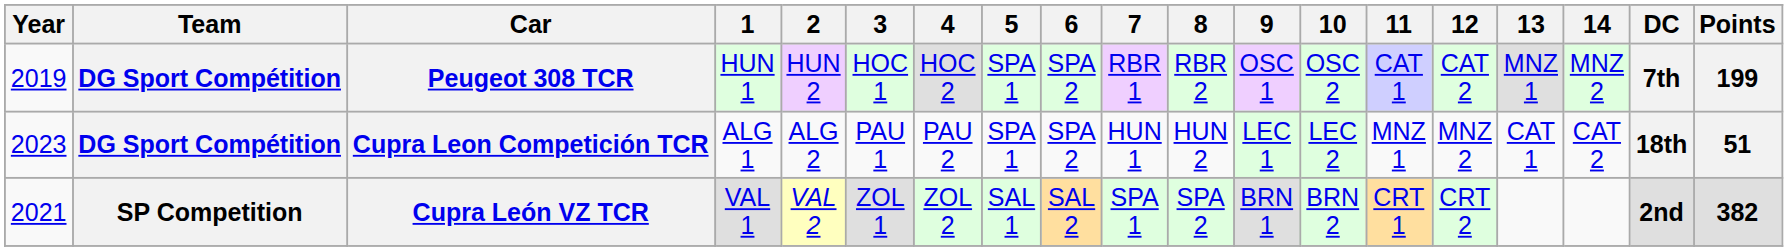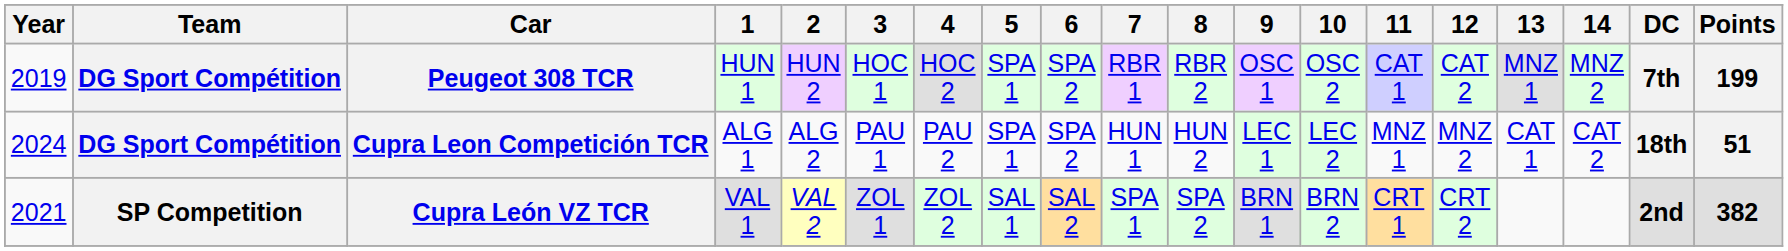(39, 145) 2023 -> (39, 145) 2024
